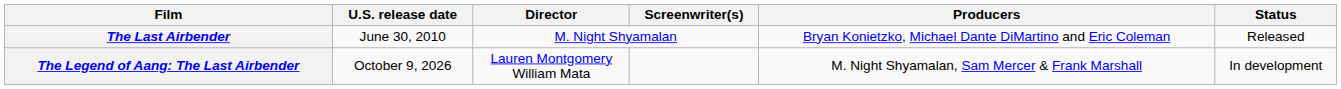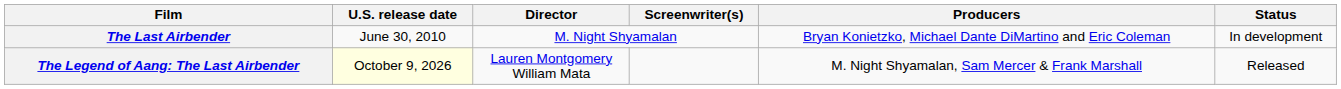(1276, 36) Released -> (1276, 36) In development
(403, 66) no background -> (403, 66) lightyellow background
(1276, 66) In development -> (1276, 66) Released
